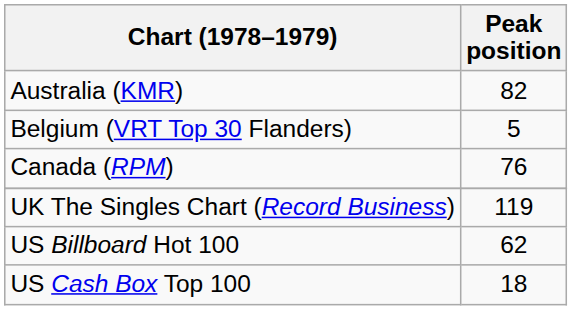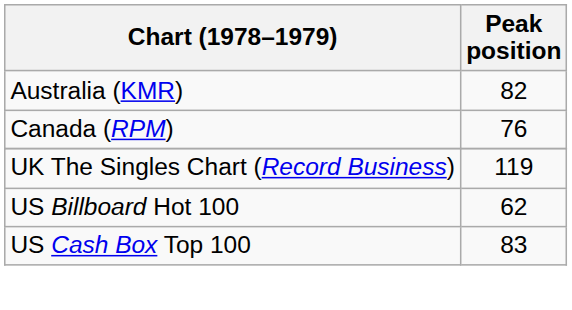- row: (181, 129)
(514, 284) 18 -> (514, 245) 83
